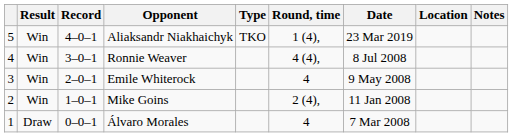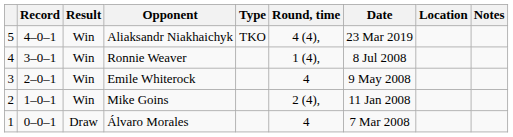columns swapped: (37, 15) <-> (81, 15)
(306, 36) 1 (4), -> (306, 36) 4 (4),
(306, 57) 4 (4), -> (306, 57) 1 (4),
